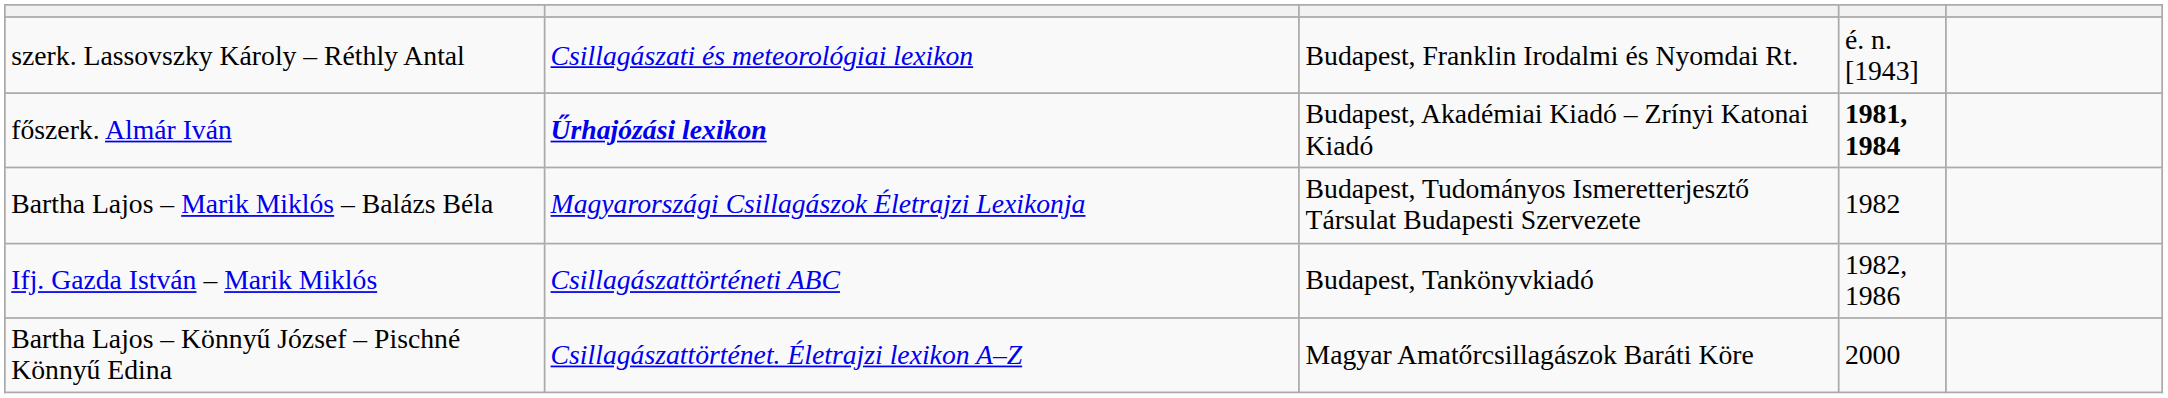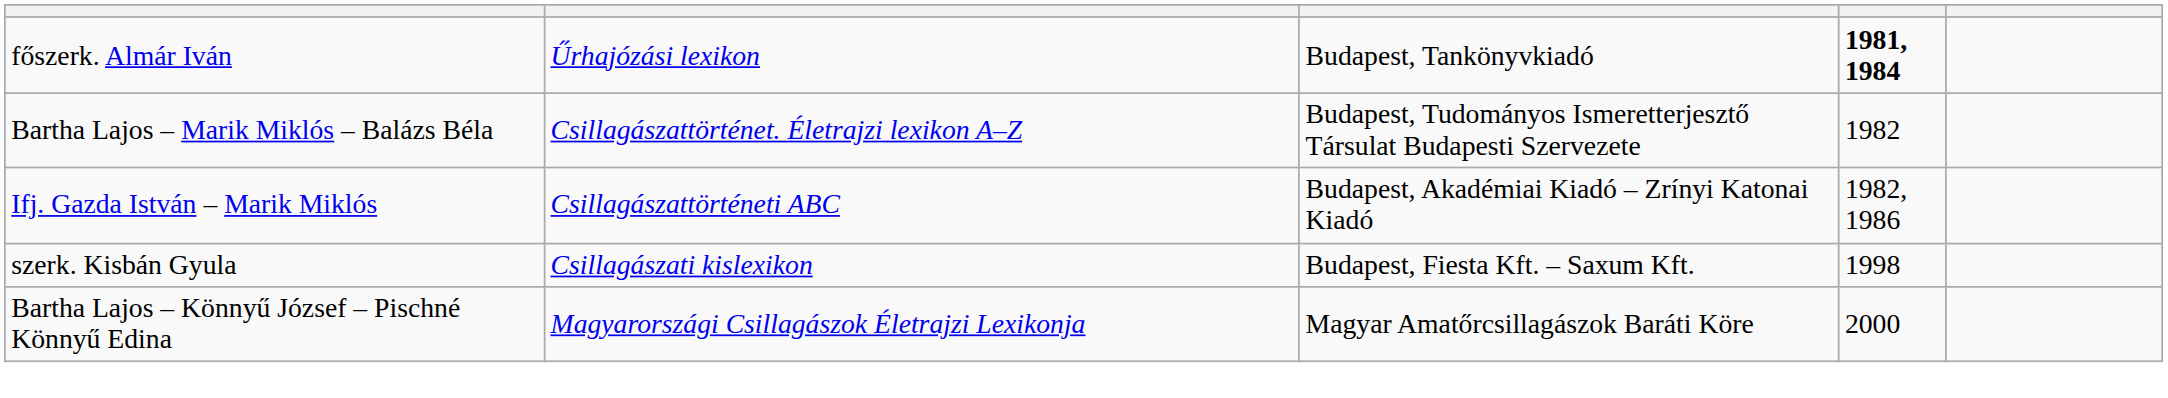- row: (238, 54)
(659, 129) bold -> (655, 54) normal
(1557, 129) Budapest, Akadémiai Kiadó – Zrínyi Katonai Kiadó -> (1450, 54) Budapest, Tankönyvkiadó
(818, 204) Magyarországi Csillagászok Életrajzi Lexikonja -> (786, 129) Csillagászattörténet. Életrajzi lexikon A–Z
(1450, 279) Budapest, Tankönyvkiadó -> (1557, 204) Budapest, Akadémiai Kiadó – Zrínyi Katonai Kiadó
+ row: (124, 264)
(786, 354) Csillagászattörténet. Életrajzi lexikon A–Z -> (818, 323) Magyarországi Csillagászok Életrajzi Lexikonja
